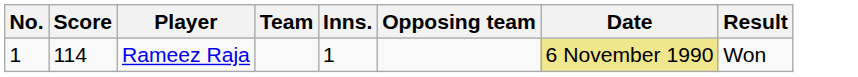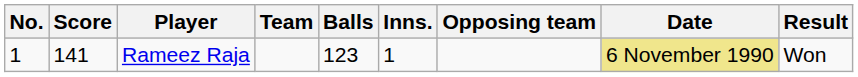+ column: (348, 22)
(70, 55) 114 -> (71, 55) 141
